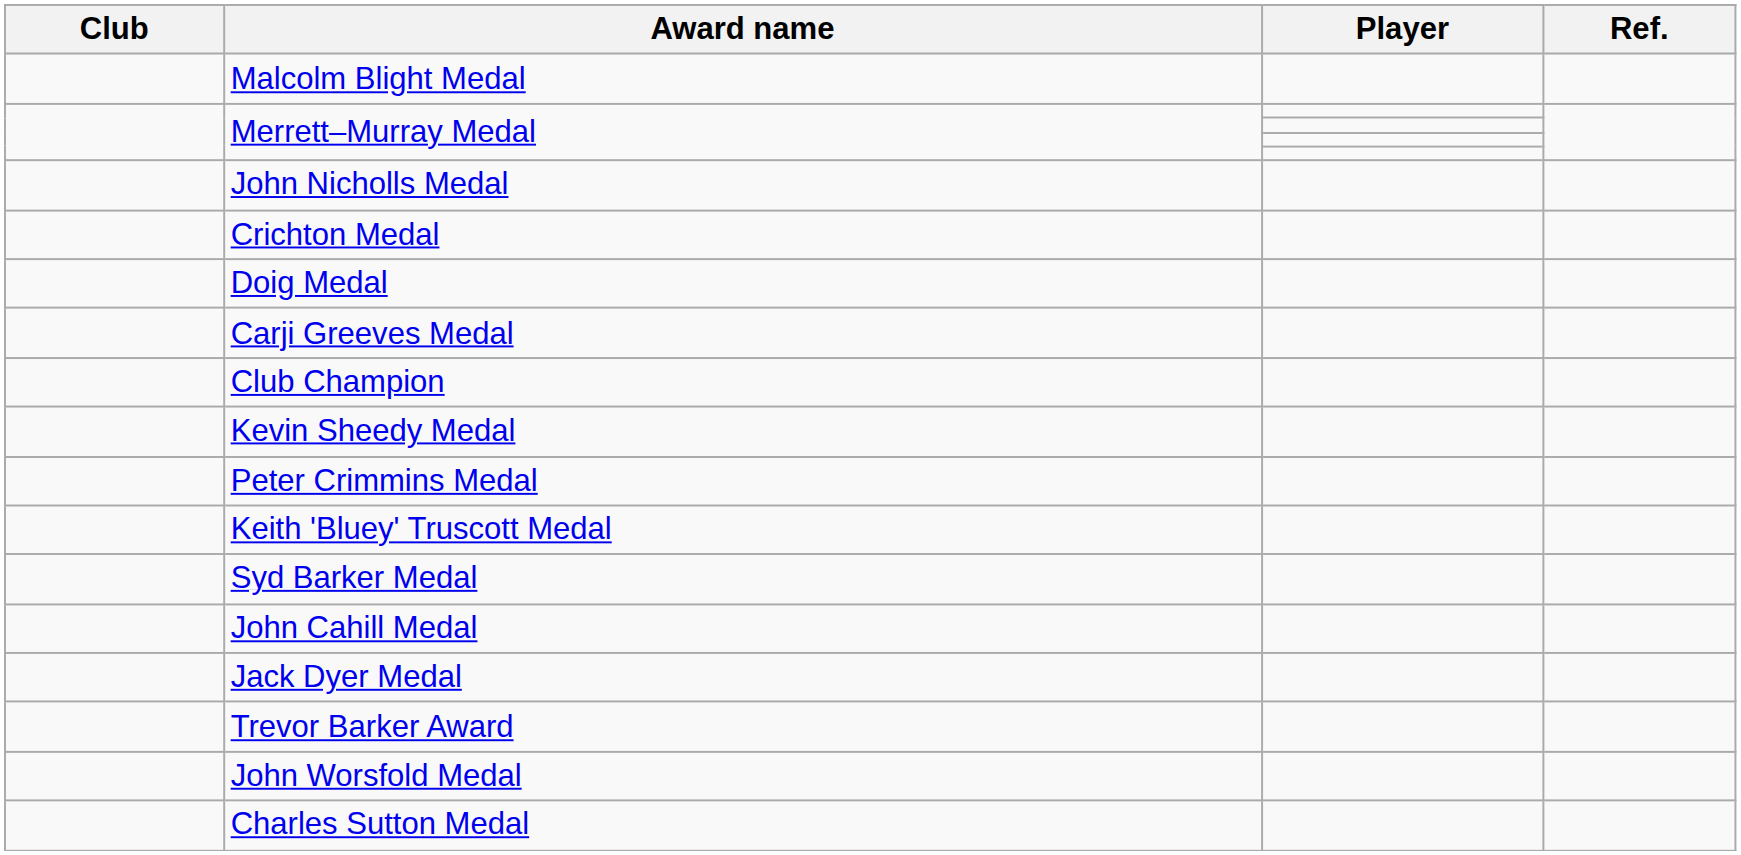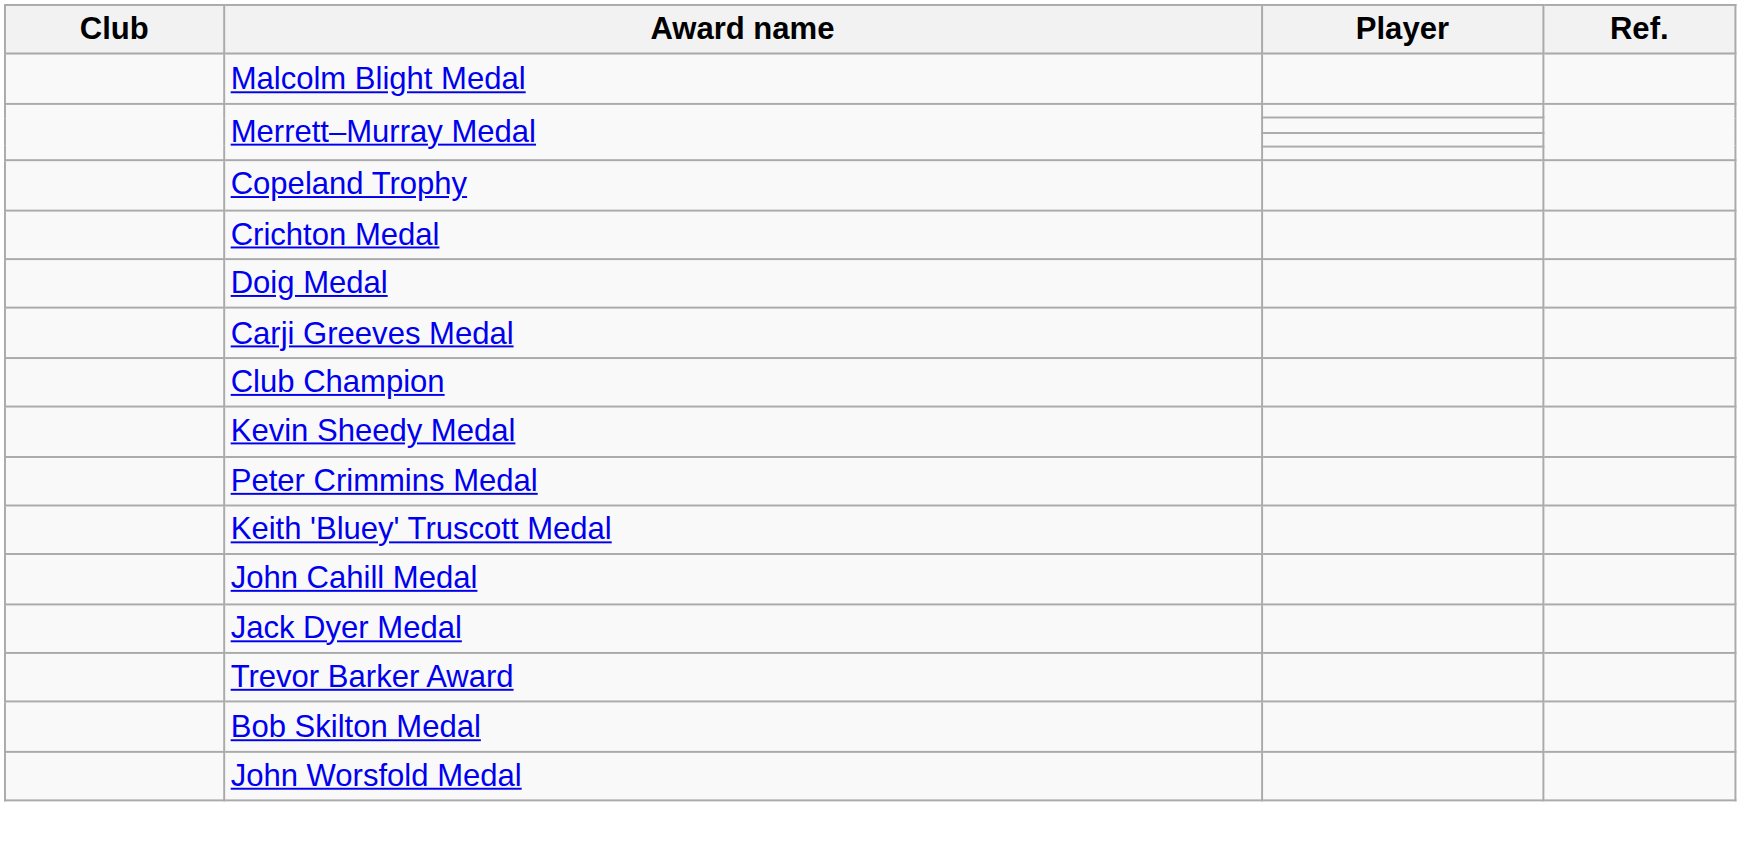- row: (114, 185)
+ row: (114, 185)
- row: (114, 579)
+ row: (114, 727)
- row: (114, 825)
